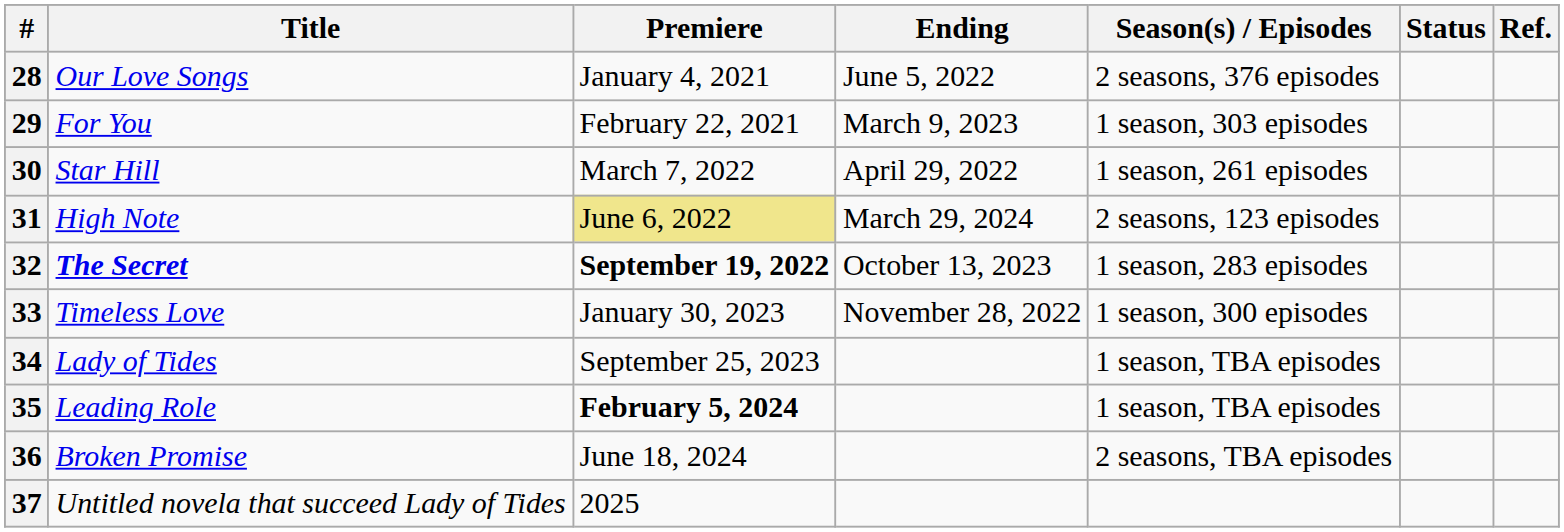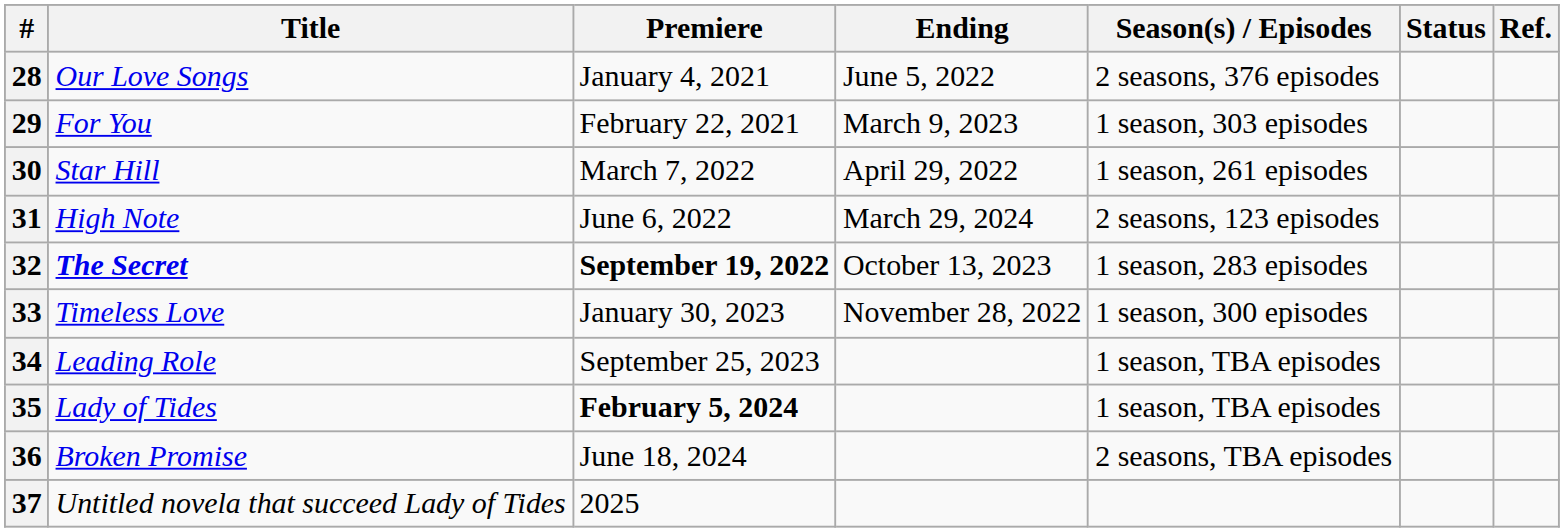(656, 218) khaki background -> (656, 218) no background
(136, 360) Lady of Tides -> (136, 360) Leading Role
(136, 407) Leading Role -> (136, 407) Lady of Tides
